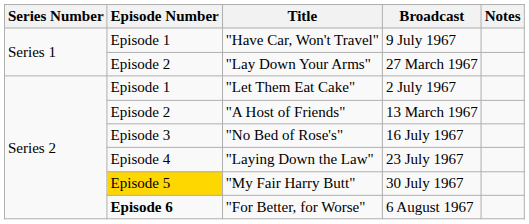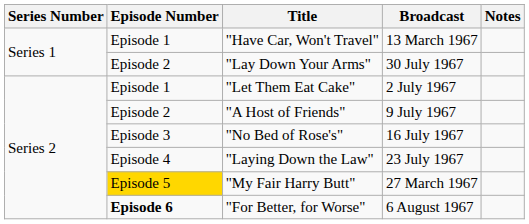(421, 40) 9 July 1967 -> (432, 40) 13 March 1967
(432, 64) 27 March 1967 -> (425, 64) 30 July 1967
(432, 111) 13 March 1967 -> (421, 111) 9 July 1967
(425, 183) 30 July 1967 -> (432, 183) 27 March 1967
